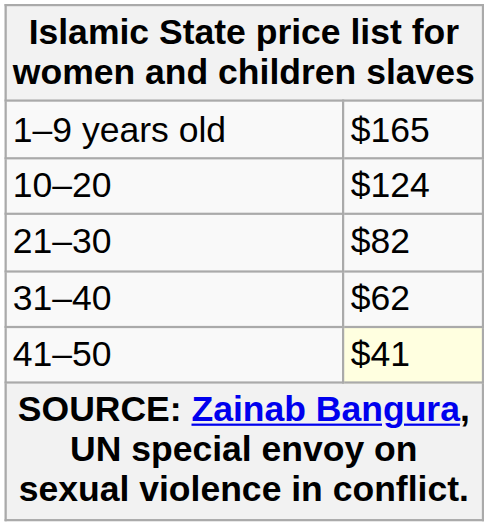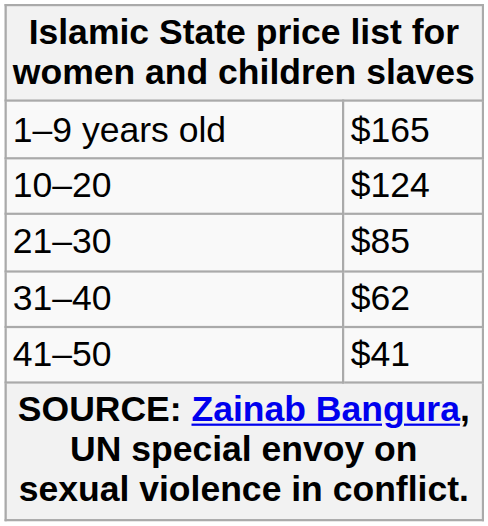(380, 241) $82 -> (380, 241) $85
(380, 354) lightyellow background -> (380, 354) no background
